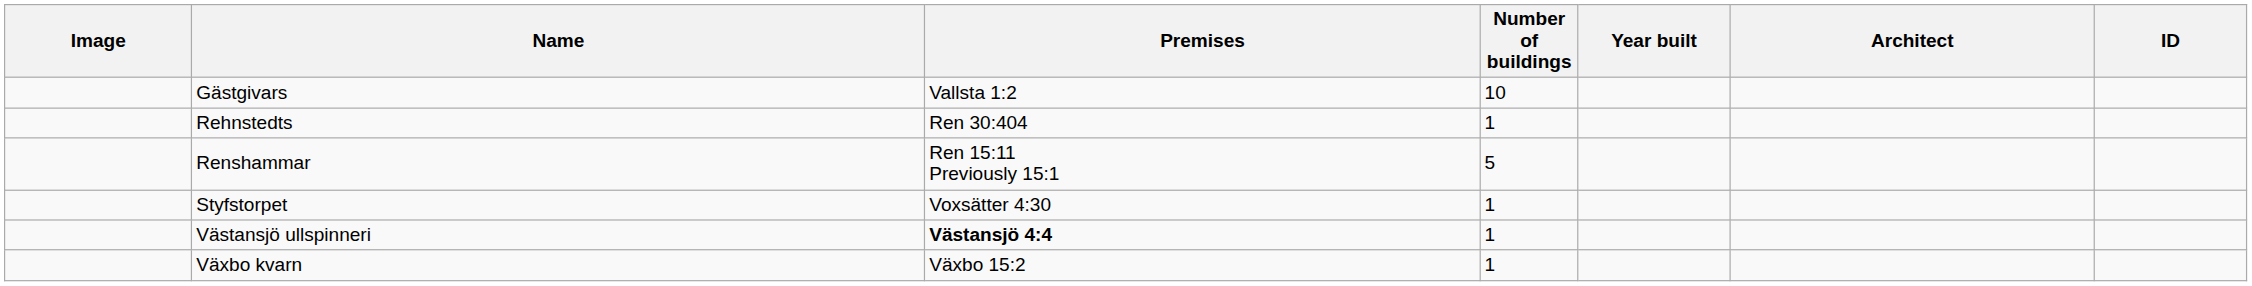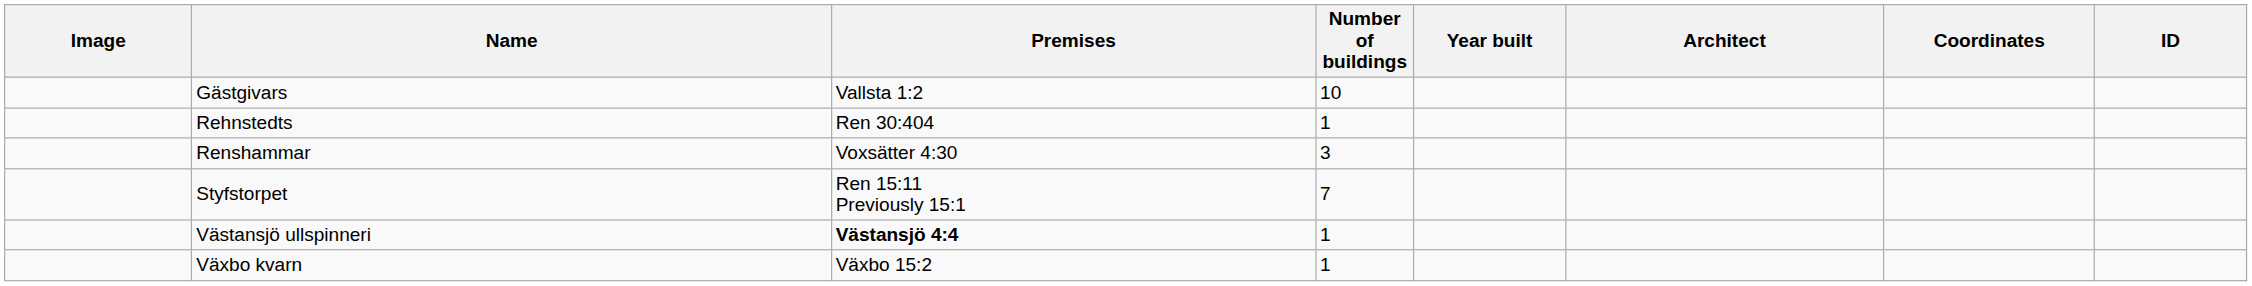+ column: (1989, 41)
(994, 163) Ren 15:11 Previously 15:1 -> (897, 153) Voxsätter 4:30
(1490, 163) 5 -> (1325, 153) 3
(990, 204) Voxsätter 4:30 -> (901, 193) Ren 15:11 Previously 15:1
(1490, 204) 1 -> (1325, 193) 7
